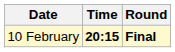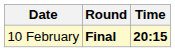columns swapped: (102, 15) <-> (146, 15)
